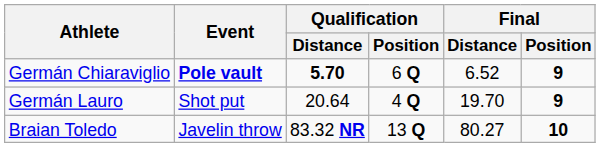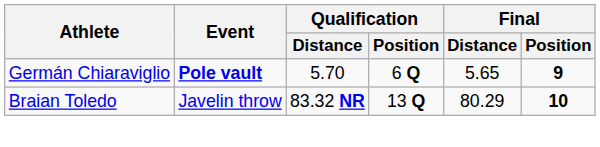(327, 73) bold -> (327, 73) normal
(482, 73) 6.52 -> (482, 73) 5.65
- row: (66, 101)
(482, 129) 80.27 -> (482, 101) 80.29
